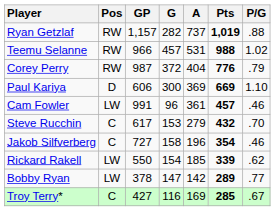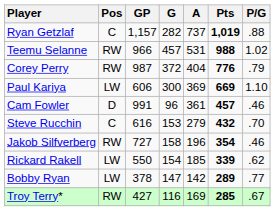(112, 32) RW -> (112, 32) C
(112, 87) D -> (112, 87) LW
(112, 105) LW -> (112, 105) D
(142, 123) 617 -> (142, 123) 616
(112, 142) C -> (112, 142) RW
(112, 196) C -> (112, 196) RW
